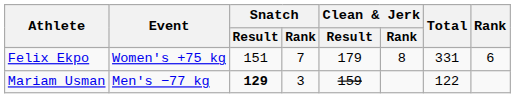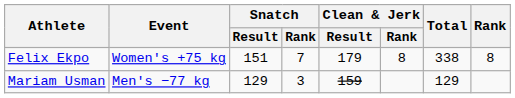(447, 59) 331 -> (447, 59) 338
(490, 59) 6 -> (490, 59) 8
(256, 81) bold -> (256, 81) normal
(447, 81) 122 -> (447, 81) 129
